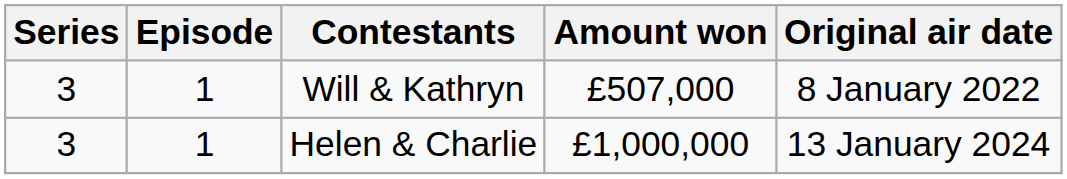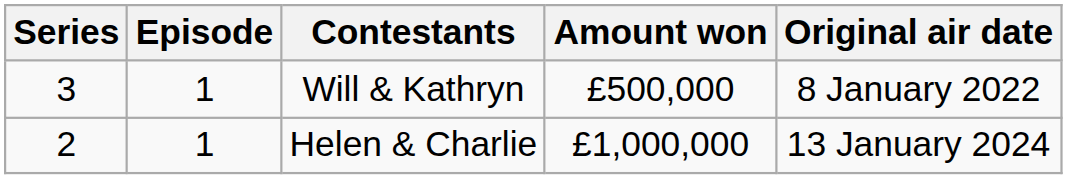(661, 88) £507,000 -> (661, 88) £500,000
(66, 144) 3 -> (66, 144) 2
